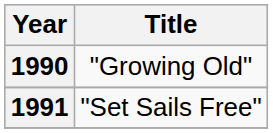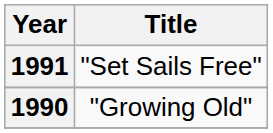rows swapped: (40, 66) <-> (40, 107)
